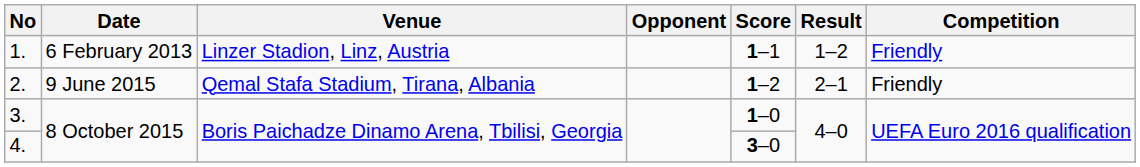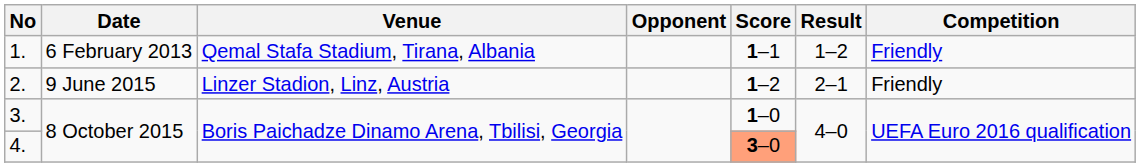(326, 52) Linzer Stadion, Linz, Austria -> (368, 52) Qemal Stafa Stadium, Tirana, Albania
(368, 83) Qemal Stafa Stadium, Tirana, Albania -> (326, 83) Linzer Stadion, Linz, Austria
(763, 146) no background -> (763, 146) lightsalmon background
